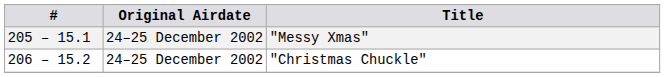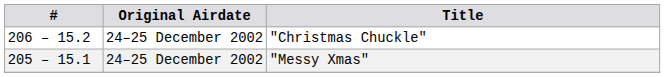rows swapped: (319, 38) <-> (348, 61)
